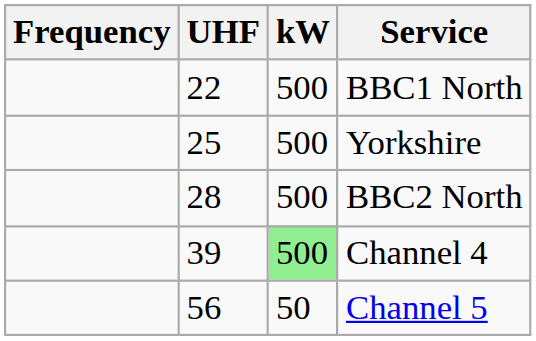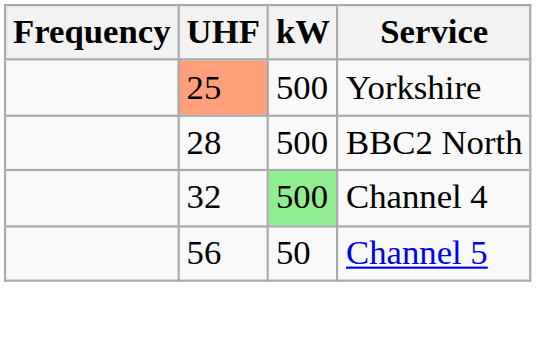- row: (434, 87)
(204, 142) no background -> (204, 87) lightsalmon background
(204, 252) 39 -> (204, 197) 32
